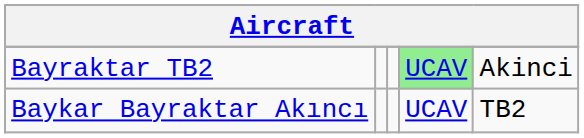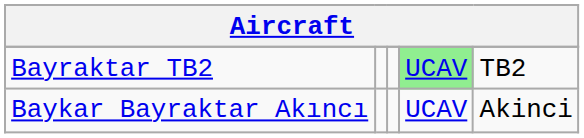(526, 68) Akinci -> (503, 68) TB2
(503, 110) TB2 -> (526, 110) Akinci
